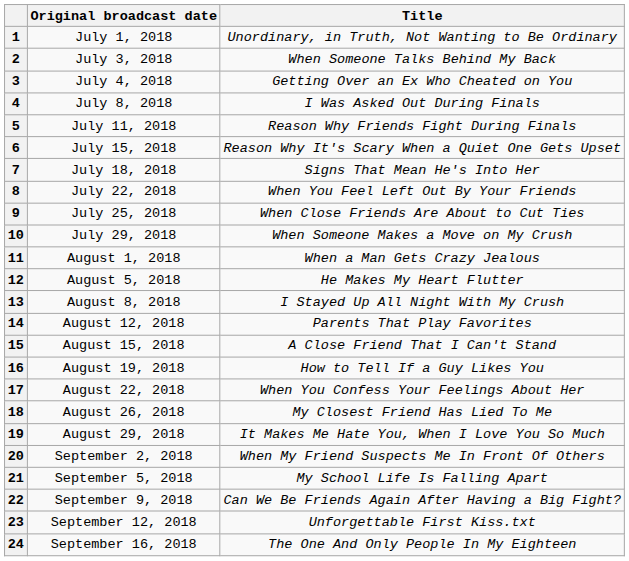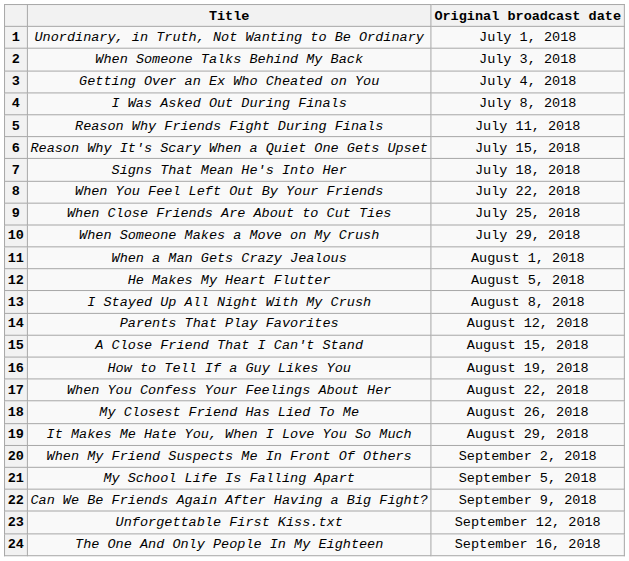columns swapped: (124, 16) <-> (422, 16)
